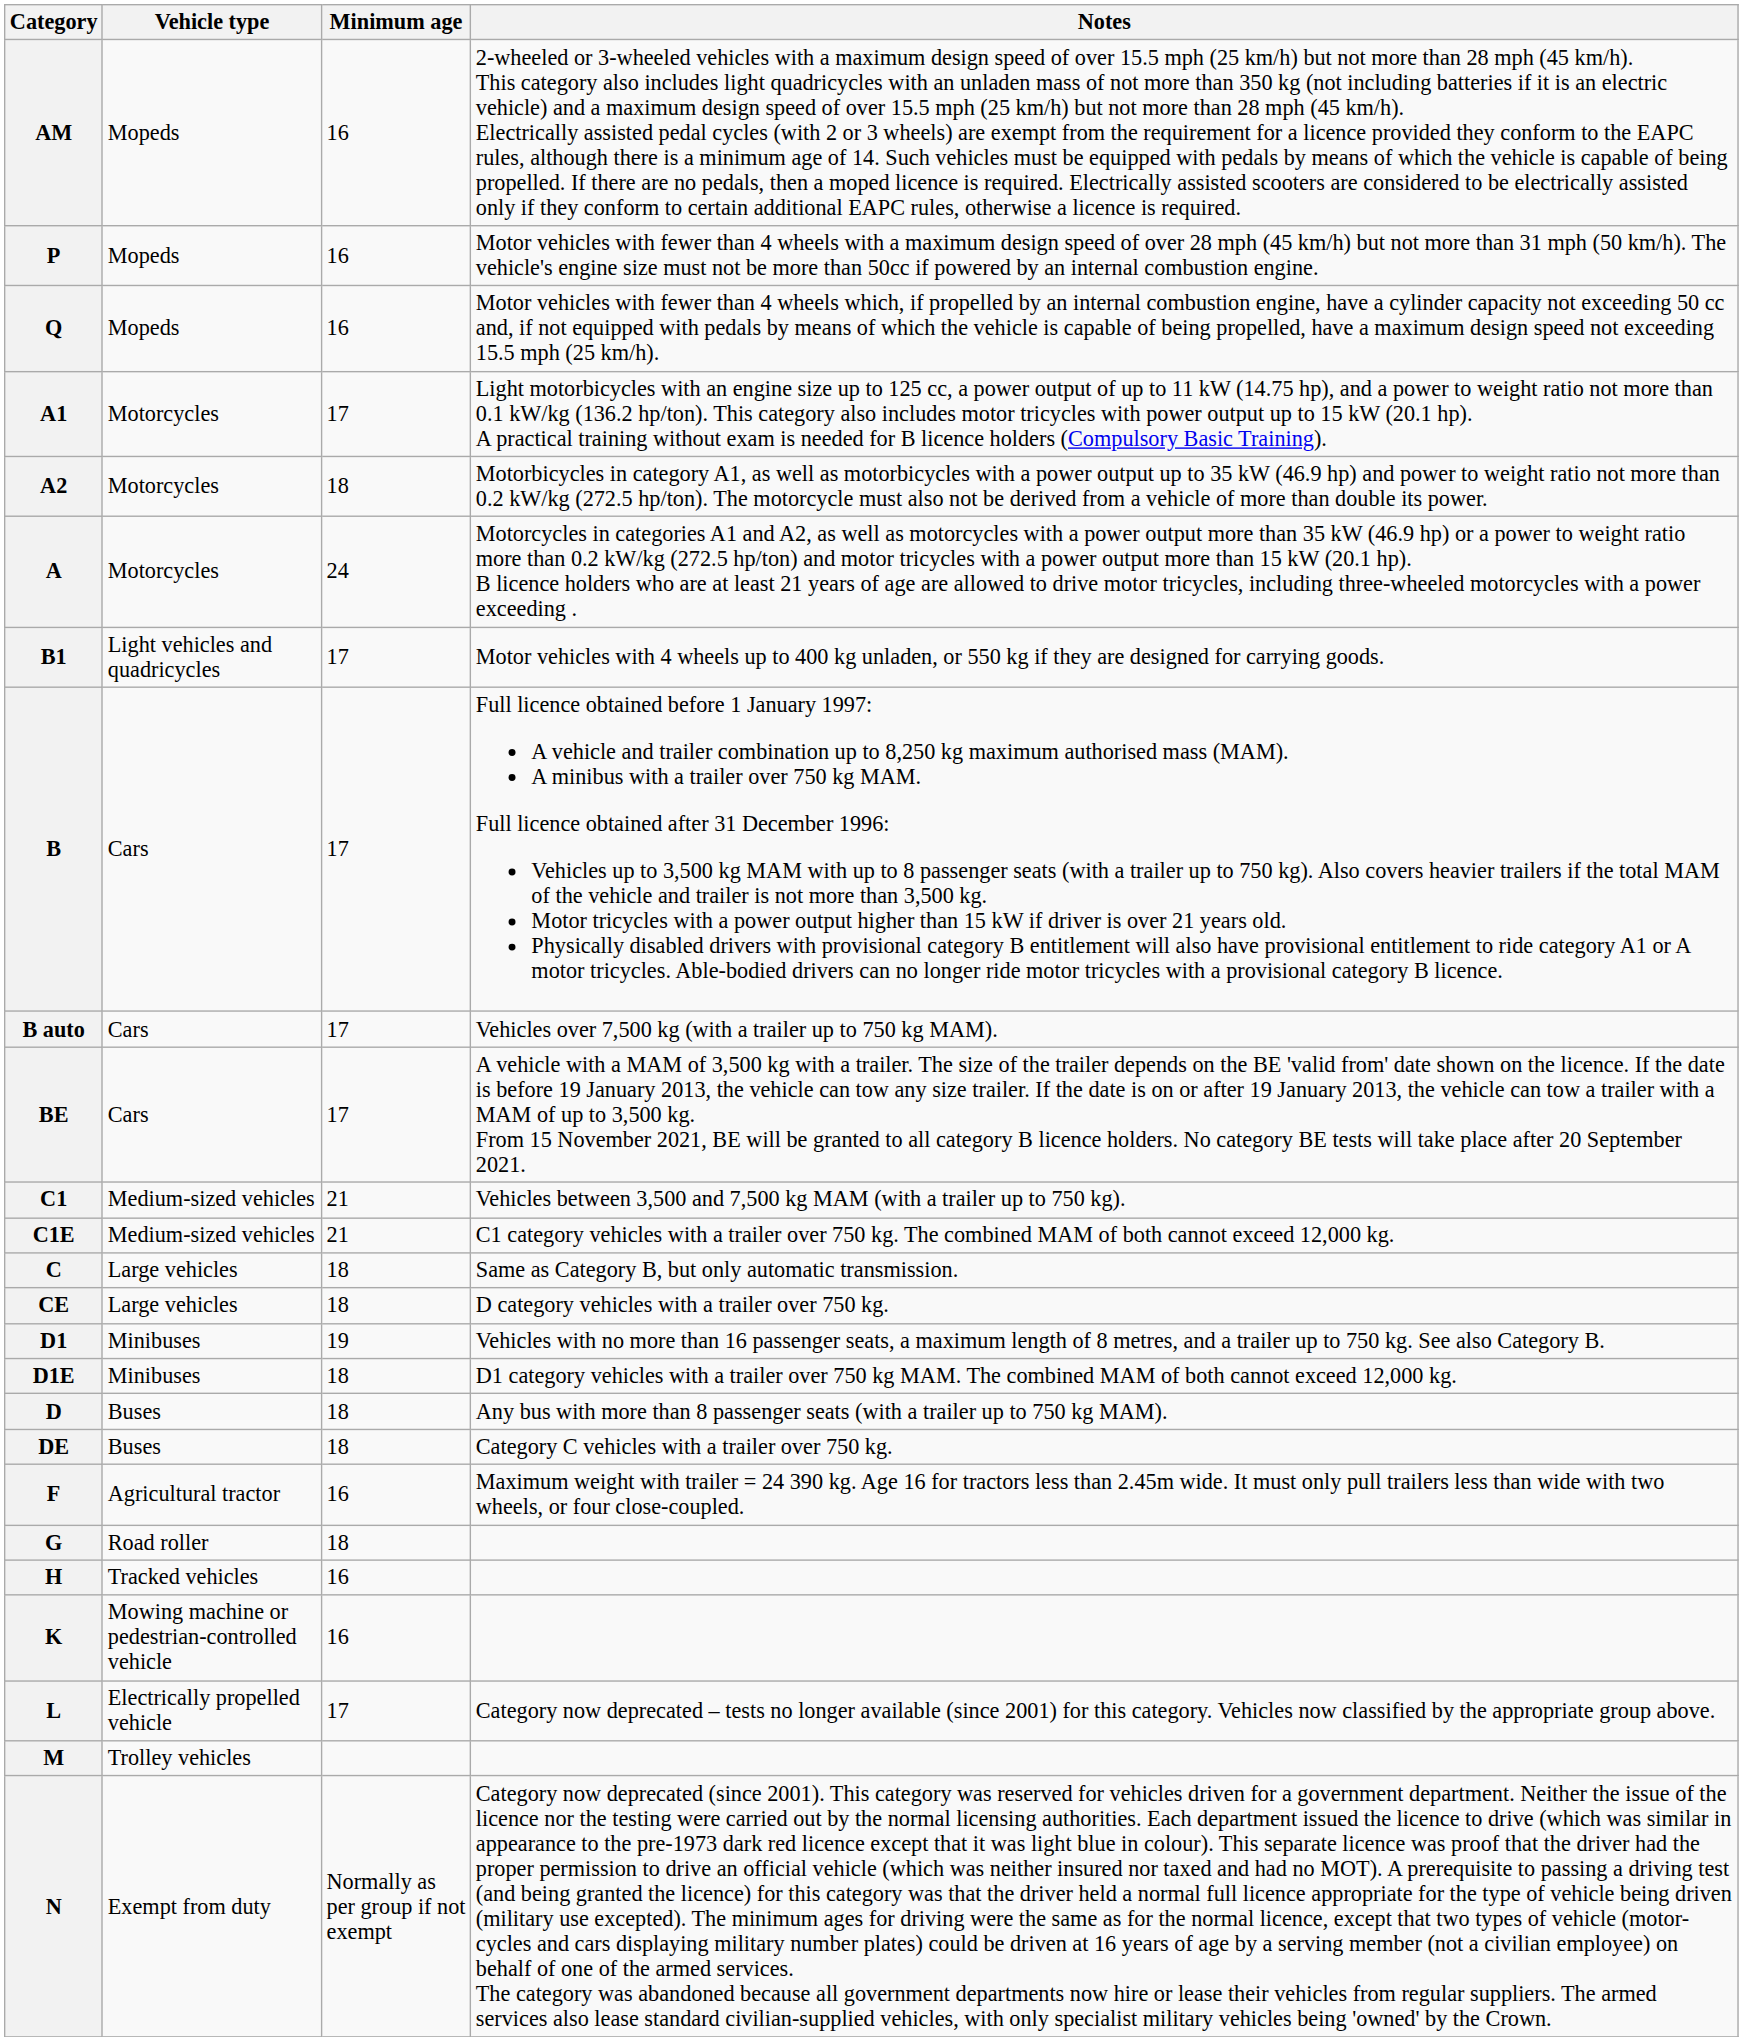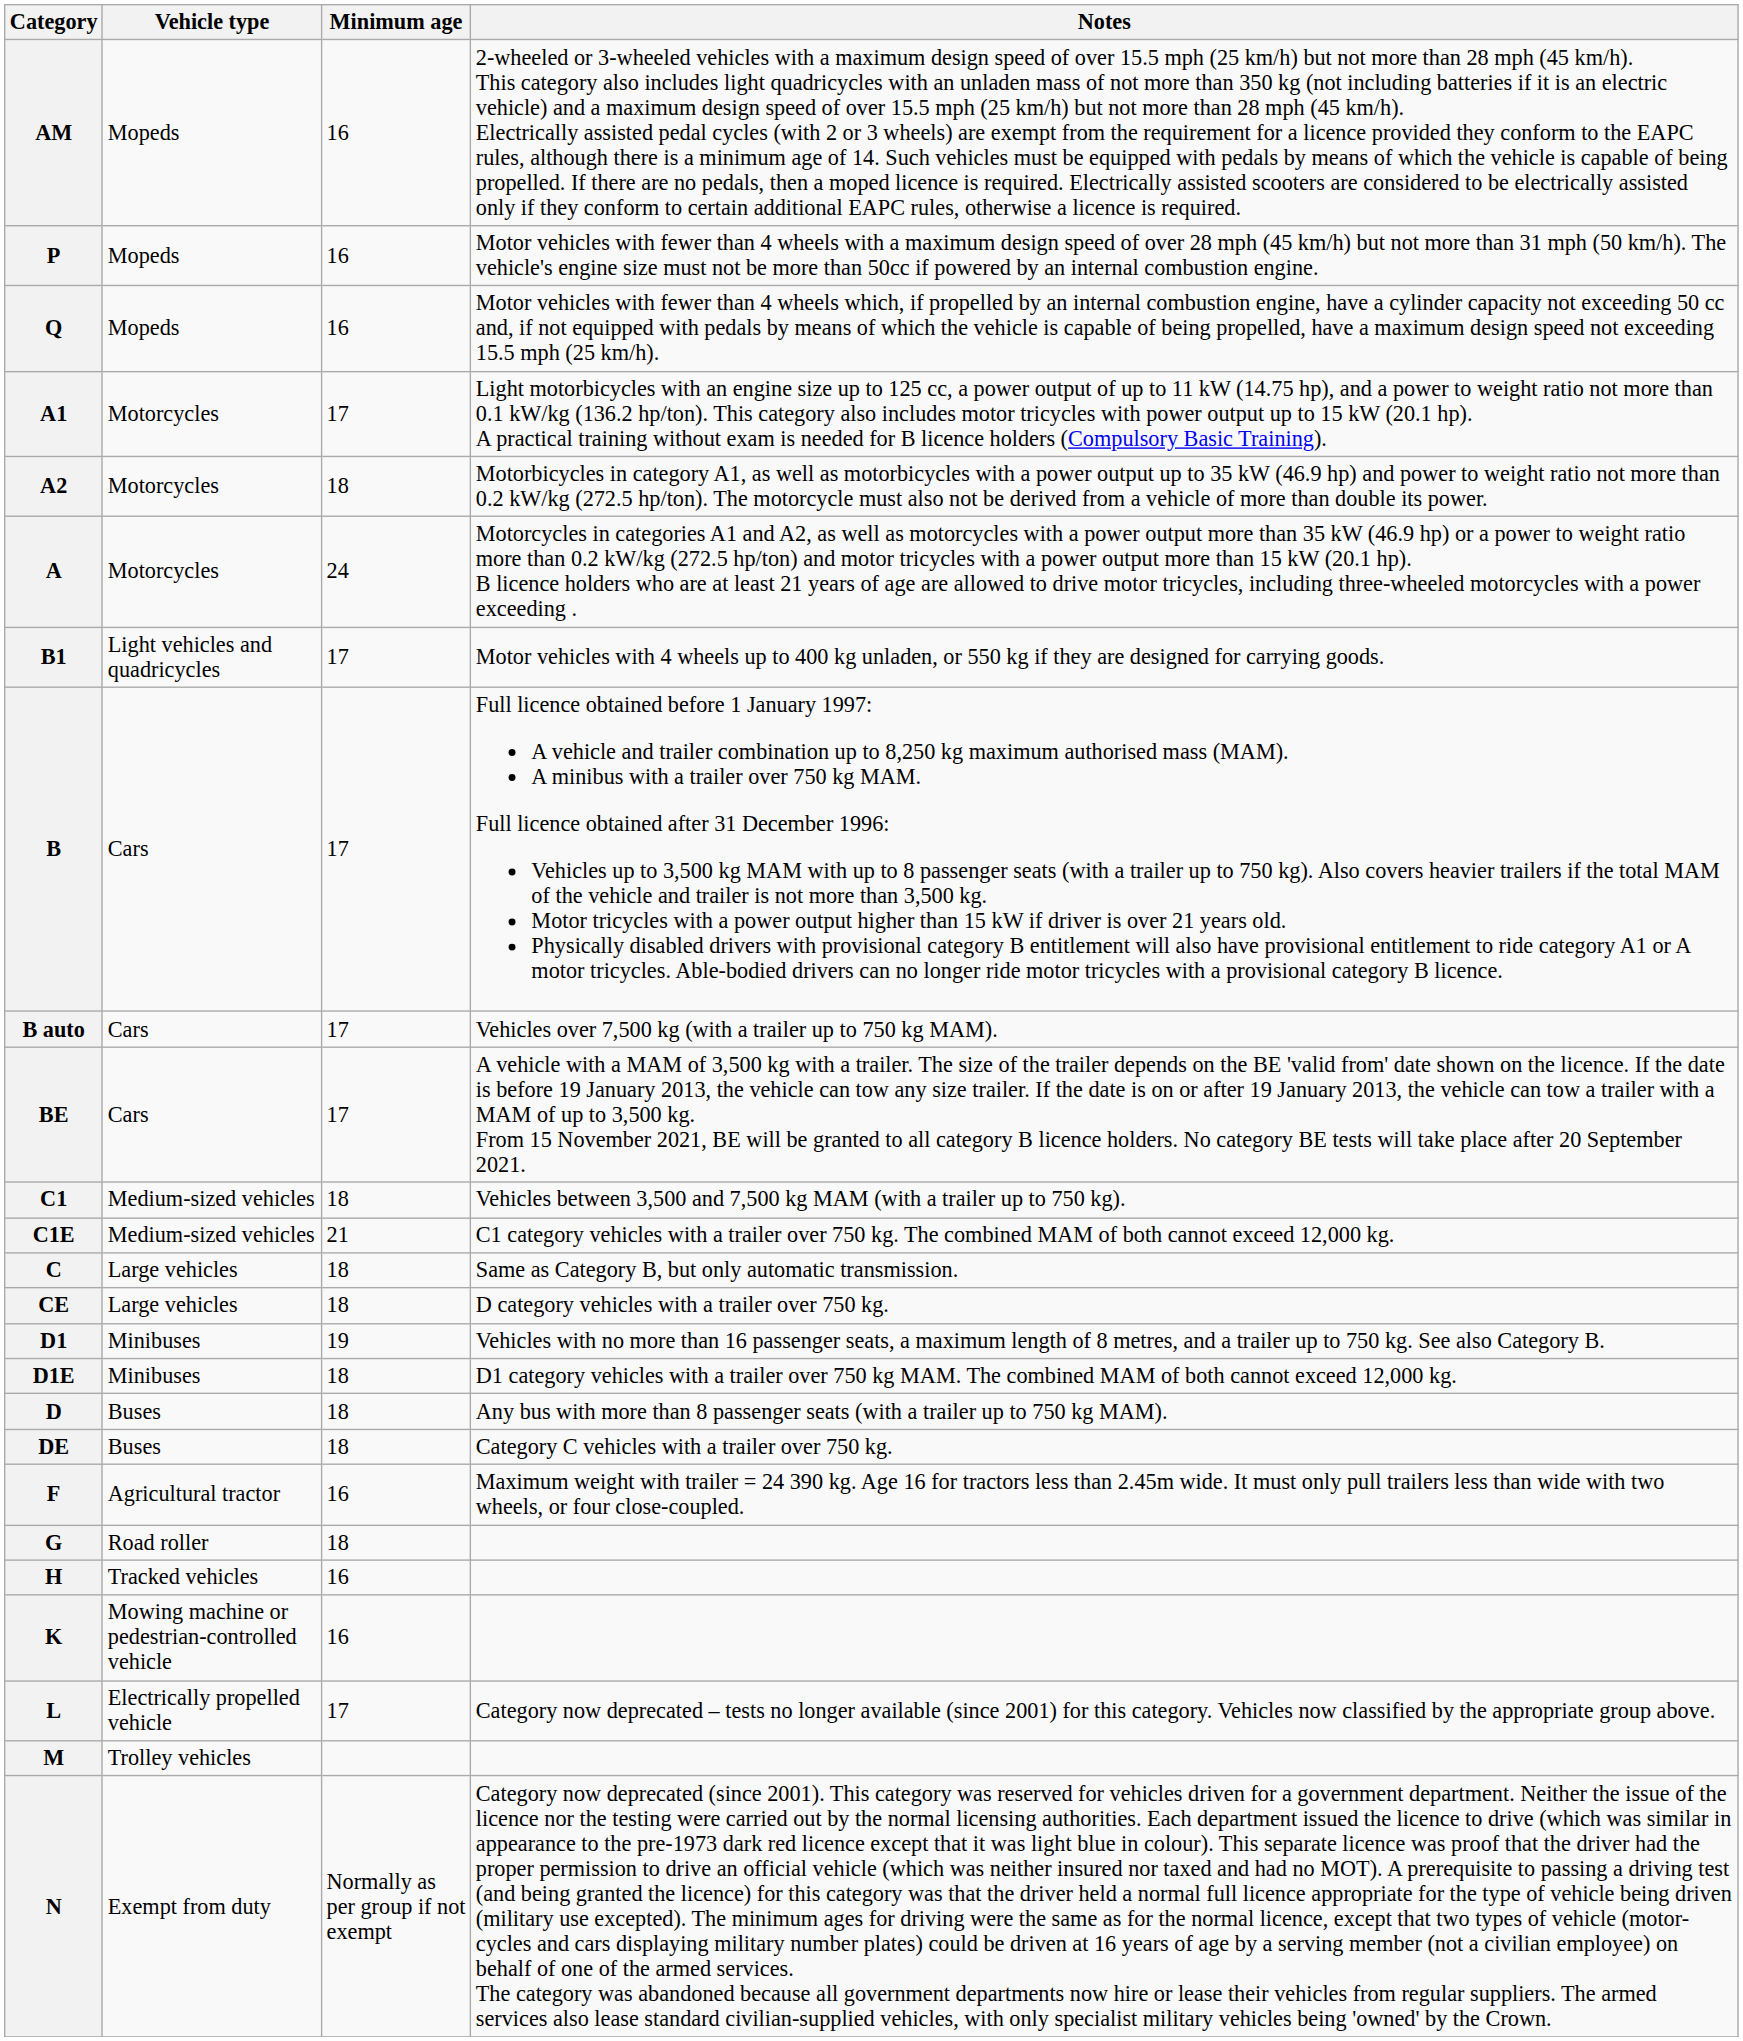(338, 1199) 21 -> (338, 1199) 18
